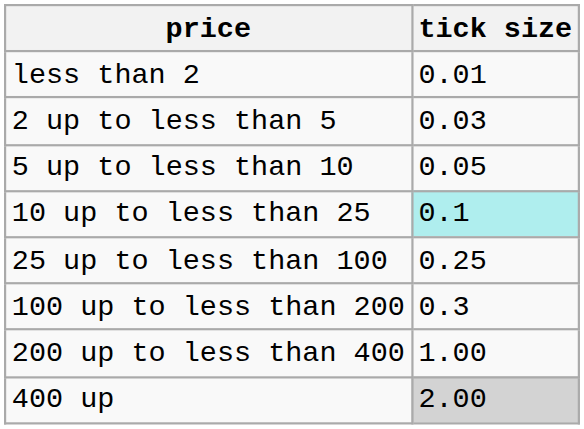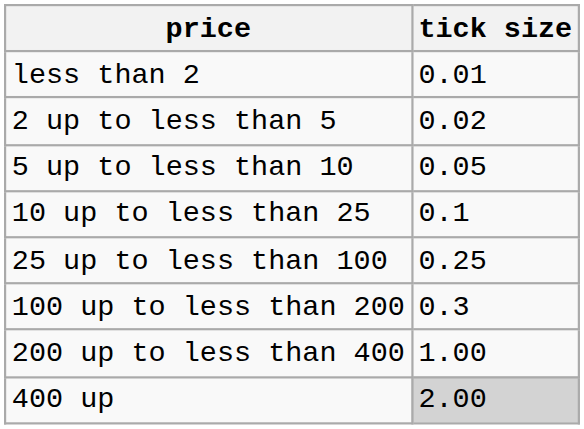(453, 121) 0.03 -> (453, 121) 0.02
(444, 214) paleturquoise background -> (444, 214) no background
